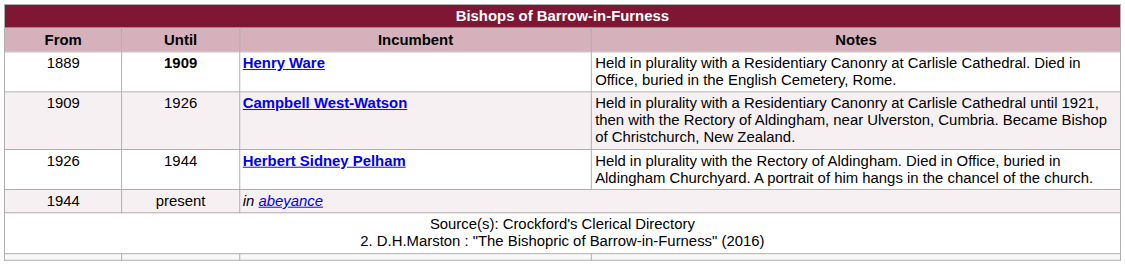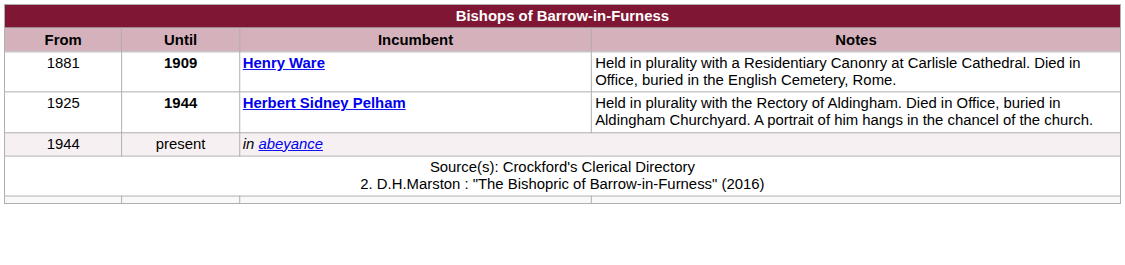(63, 63) 1889 -> (63, 63) 1881
- row: (325, 103)
(63, 160) 1926 -> (63, 103) 1925
(181, 160) normal -> (181, 103) bold
